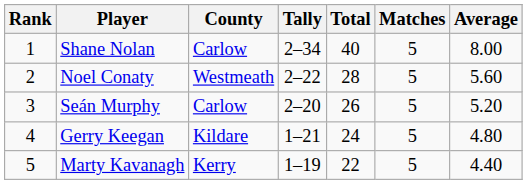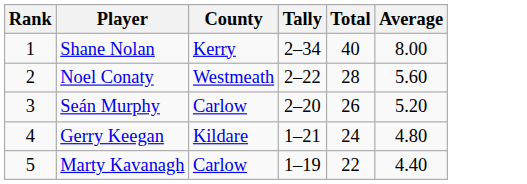- column: (412, 19)
(220, 48) Carlow -> (214, 48) Kerry
(214, 164) Kerry -> (220, 164) Carlow
